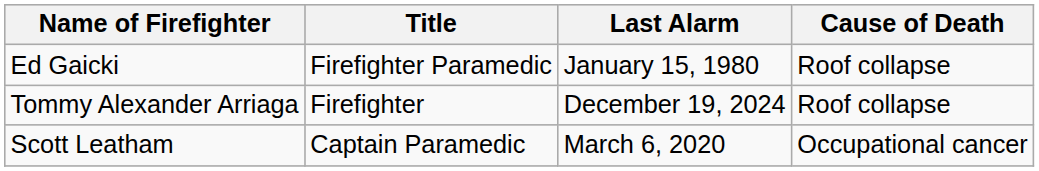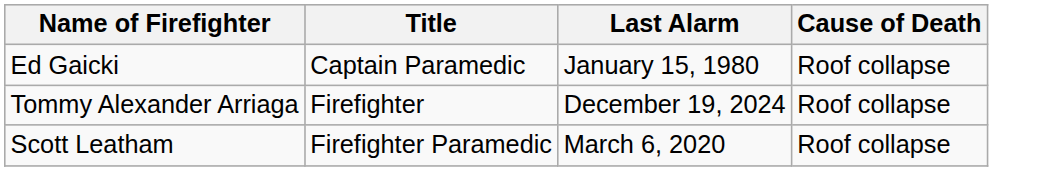(431, 64) Firefighter Paramedic -> (418, 64) Captain Paramedic
(418, 144) Captain Paramedic -> (431, 144) Firefighter Paramedic
(913, 144) Occupational cancer -> (874, 144) Roof collapse
